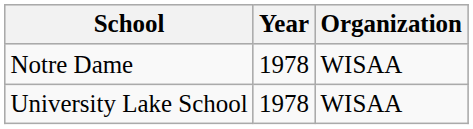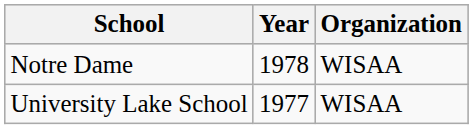(284, 103) 1978 -> (284, 103) 1977
